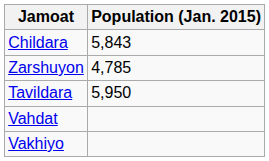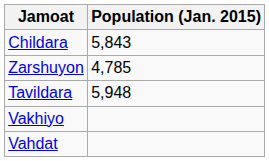(111, 93) 5,950 -> (111, 93) 5,948
rows swapped: (33, 118) <-> (36, 144)
